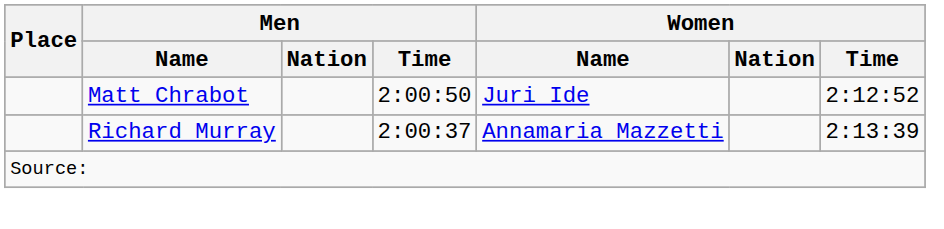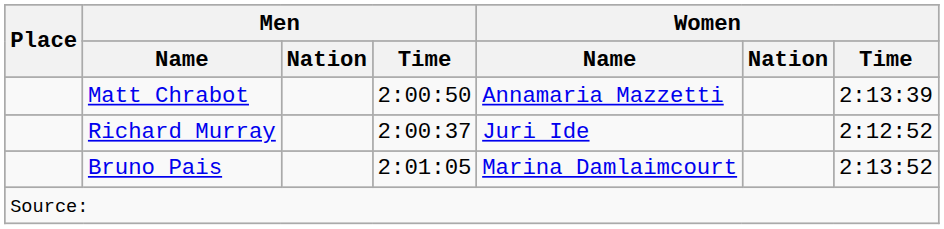(536, 96) Juri Ide -> (603, 96) Annamaria Mazzetti
(872, 96) 2:12:52 -> (886, 96) 2:13:39
(603, 132) Annamaria Mazzetti -> (536, 132) Juri Ide
(872, 132) 2:13:39 -> (886, 132) 2:12:52
+ row: (155, 169)
